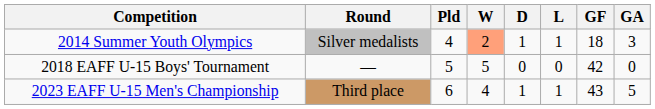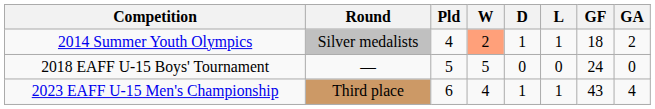(632, 41) 3 -> (632, 41) 2
(595, 66) 42 -> (595, 66) 24
(632, 91) 5 -> (632, 91) 4
